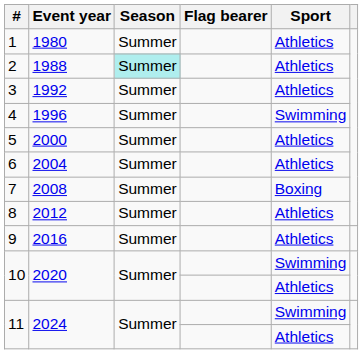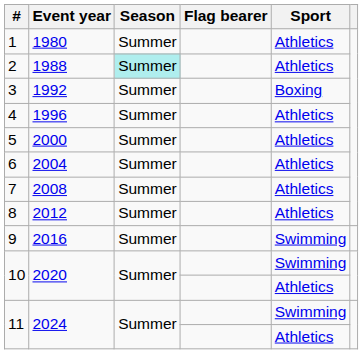(304, 90) Athletics -> (298, 90) Boxing
(311, 115) Swimming -> (304, 115) Athletics
(298, 189) Boxing -> (304, 189) Athletics
(304, 238) Athletics -> (311, 238) Swimming
